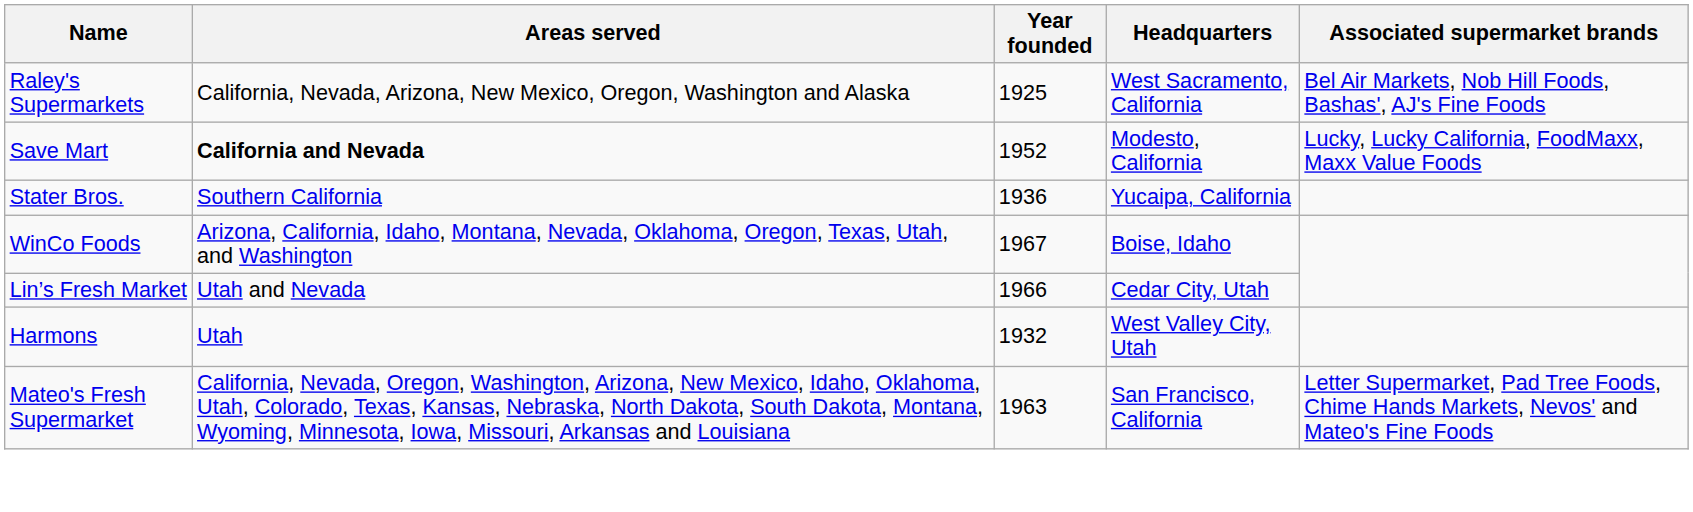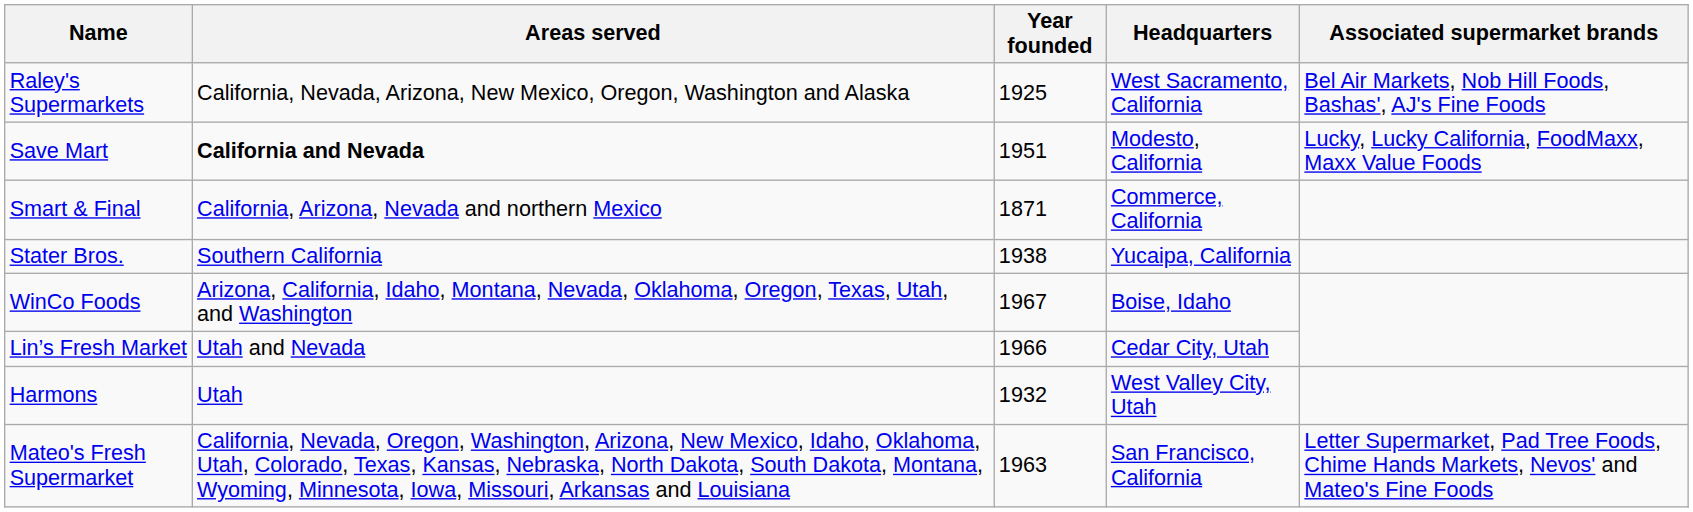(1023, 150) 1952 -> (1023, 150) 1951
+ row: (75, 209)
(1023, 197) 1936 -> (1023, 255) 1938
